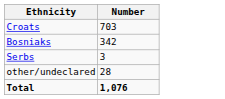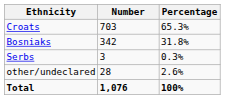+ column: (189, 12)
